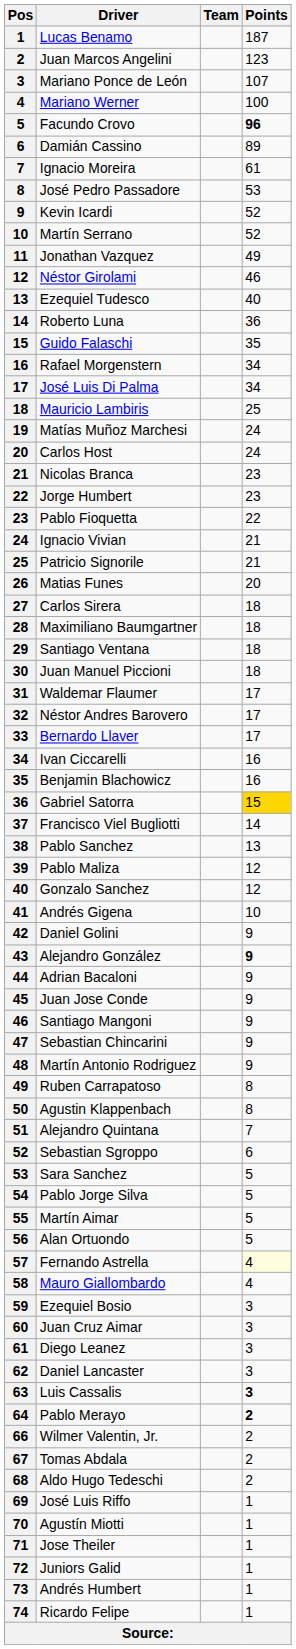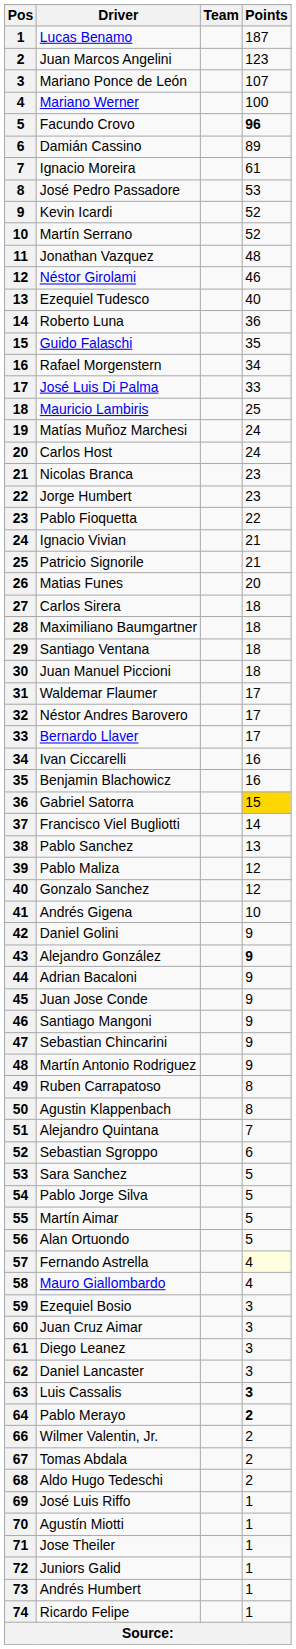(253, 256) 49 -> (253, 256) 48
(253, 387) 34 -> (253, 387) 33
